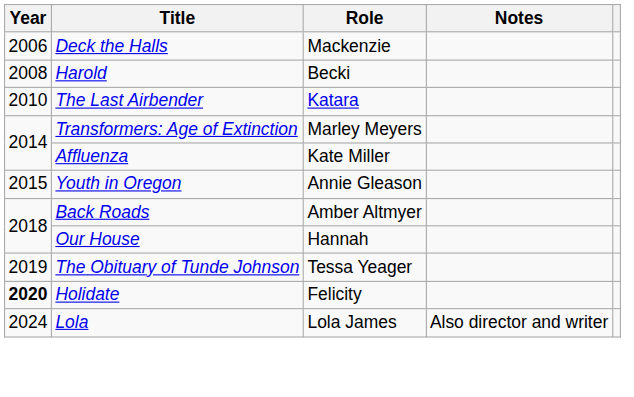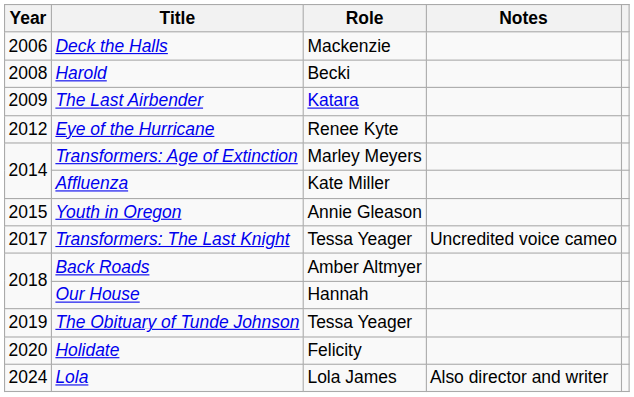(28, 101) 2010 -> (28, 101) 2009
+ row: (135, 128)
+ row: (173, 239)
(28, 294) bold -> (28, 350) normal
